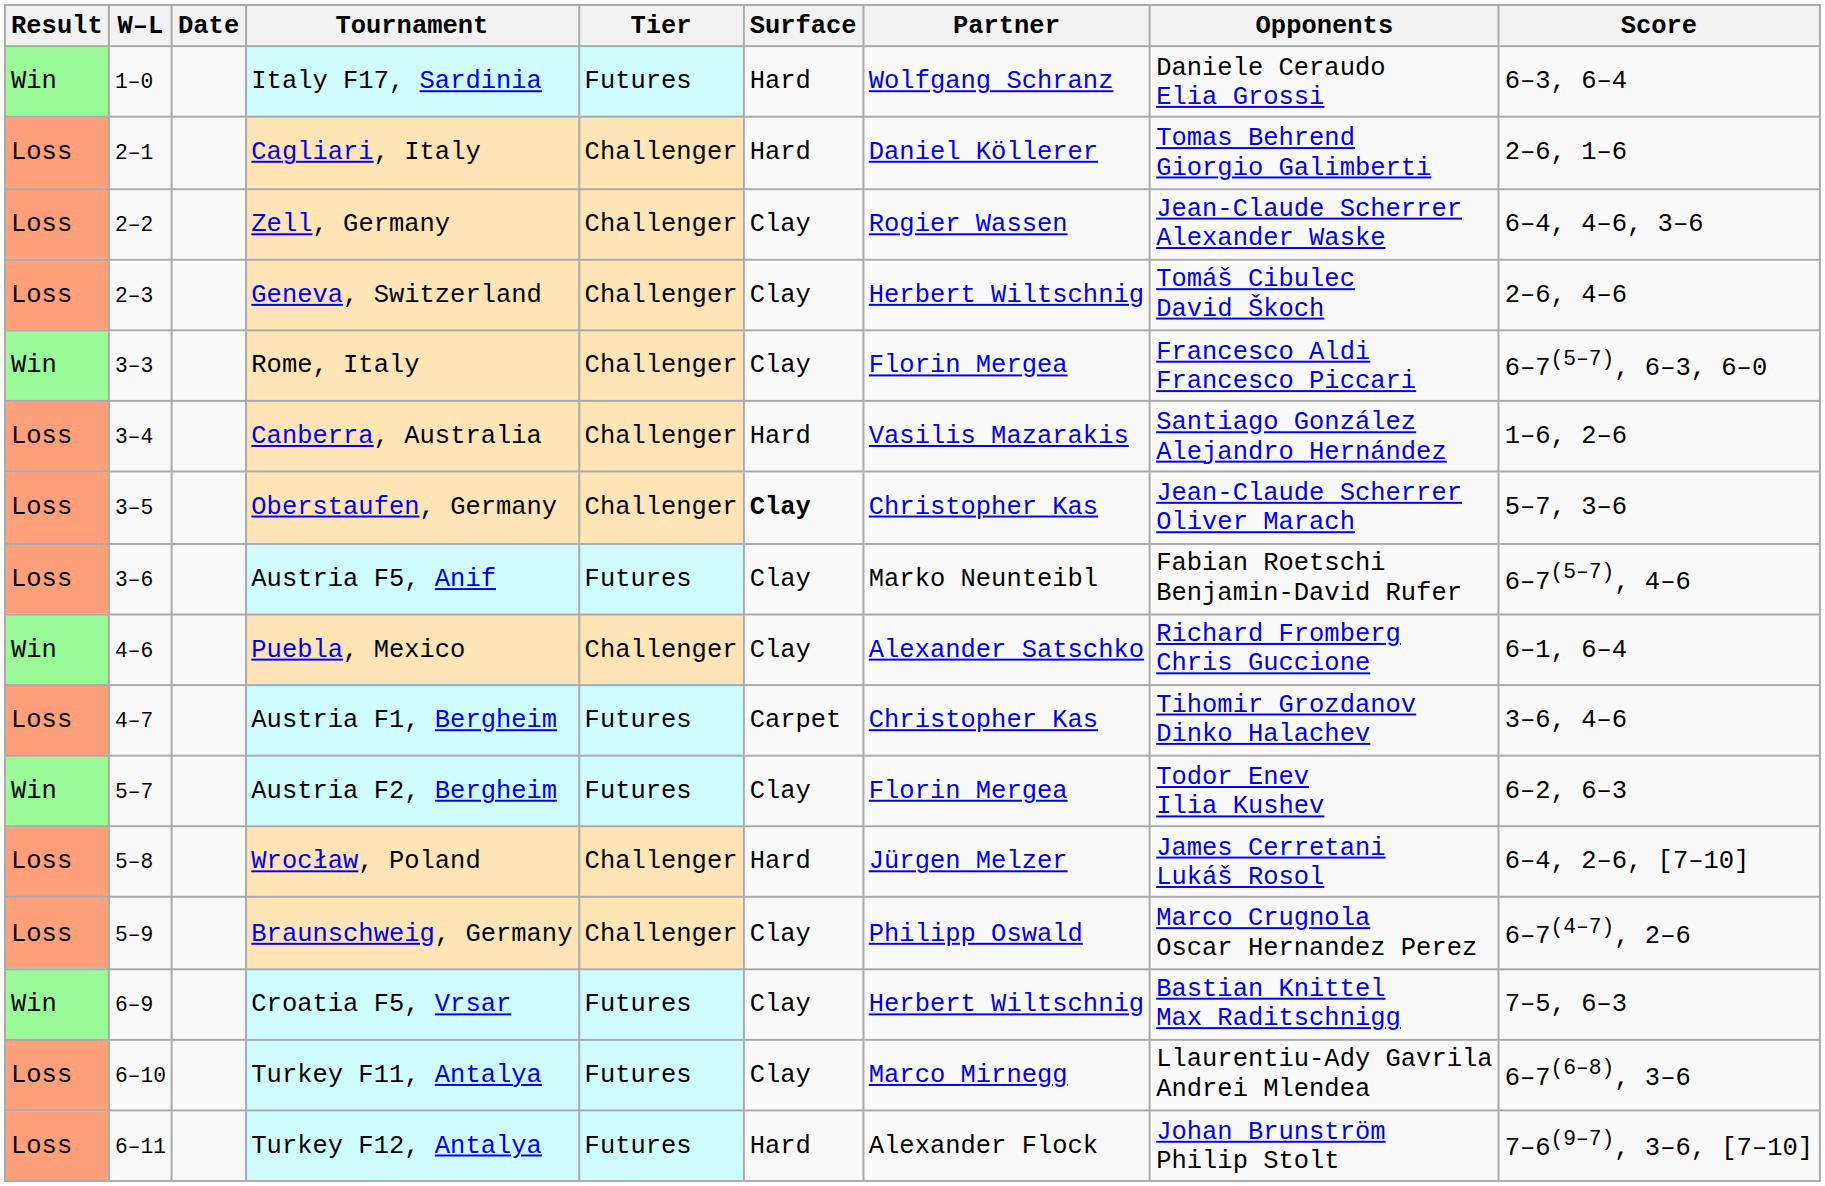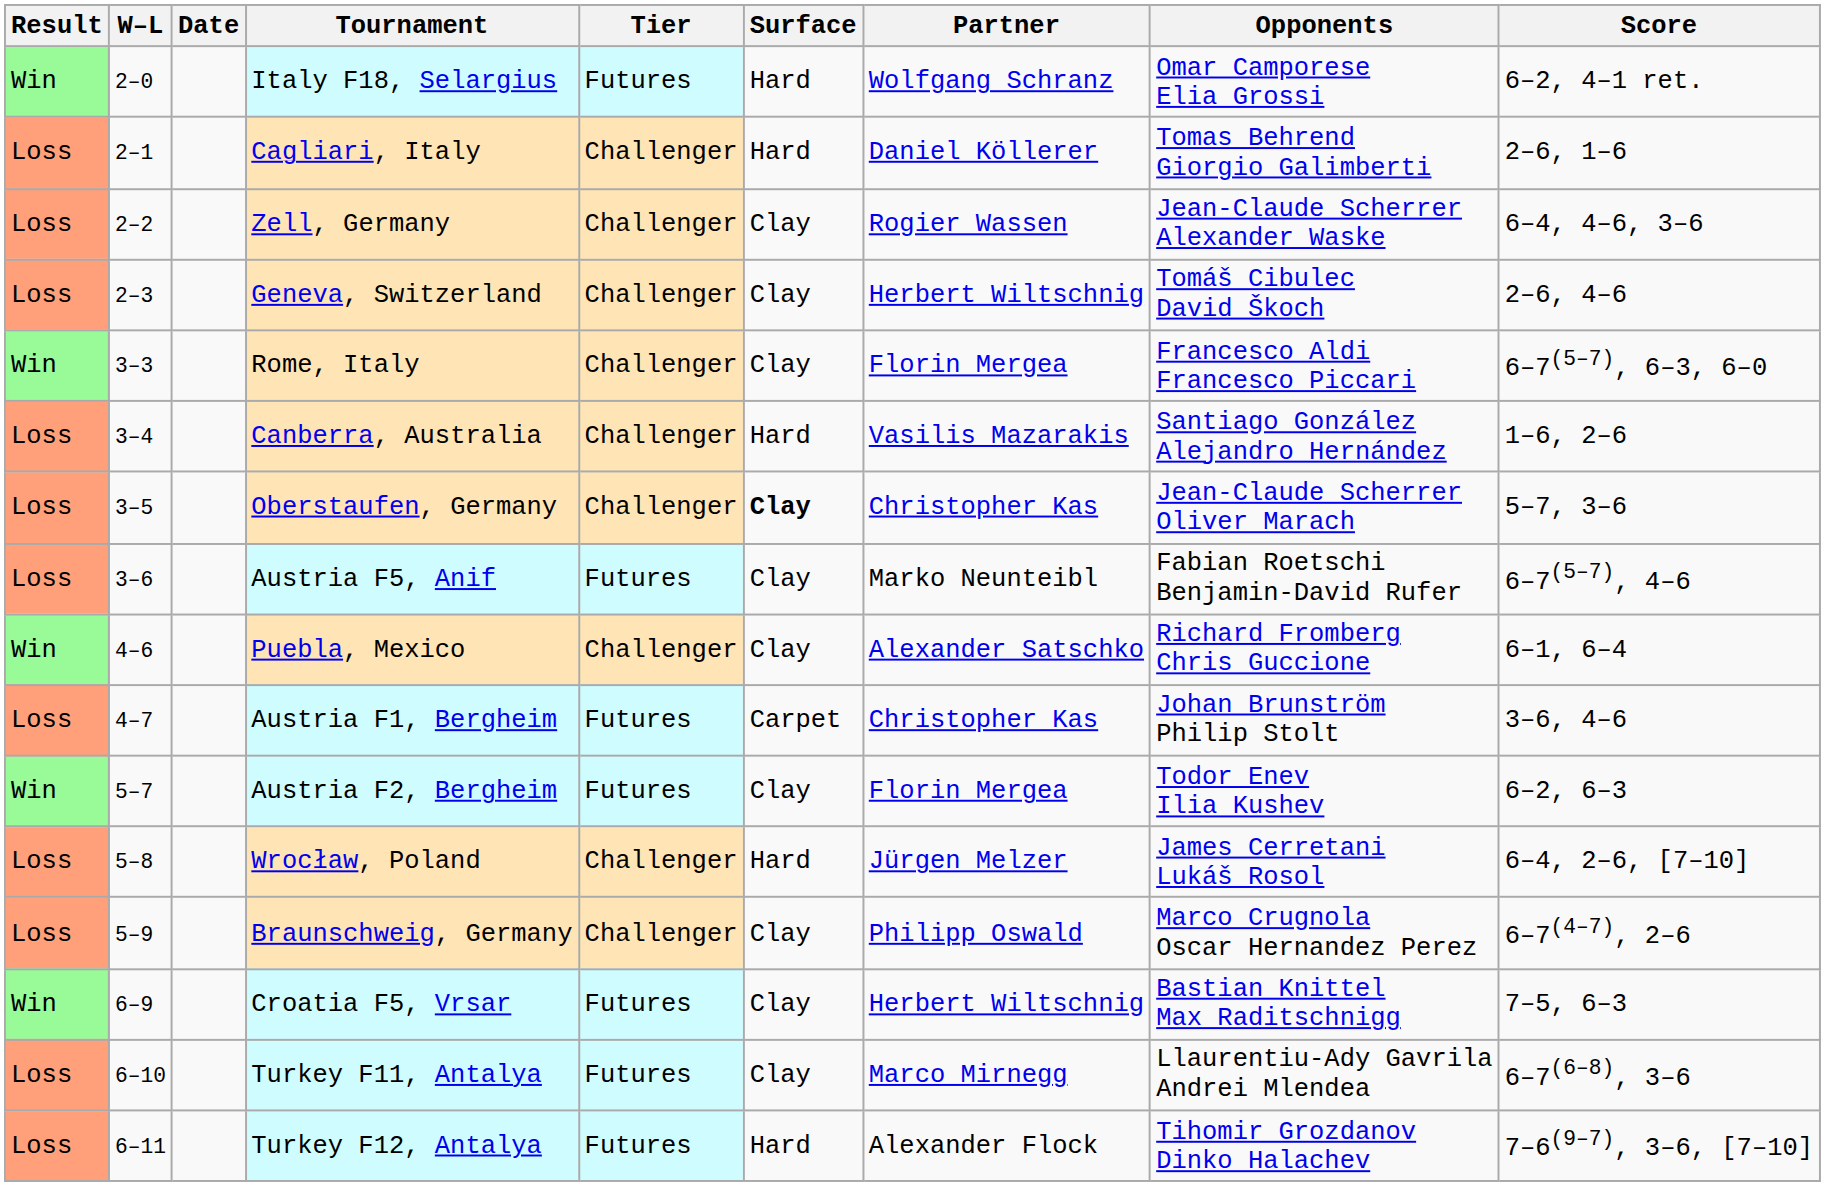- row: (397, 82)
+ row: (404, 82)
(1286, 720) Tihomir Grozdanov Dinko Halachev -> (1271, 720) Johan Brunström Philip Stolt
(1271, 1146) Johan Brunström Philip Stolt -> (1286, 1146) Tihomir Grozdanov Dinko Halachev
